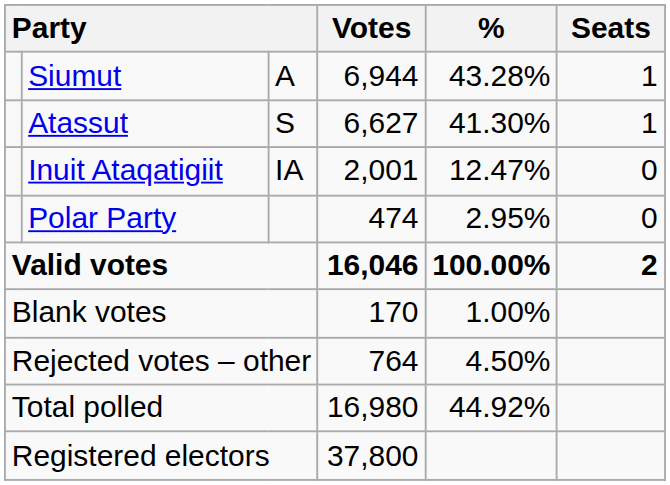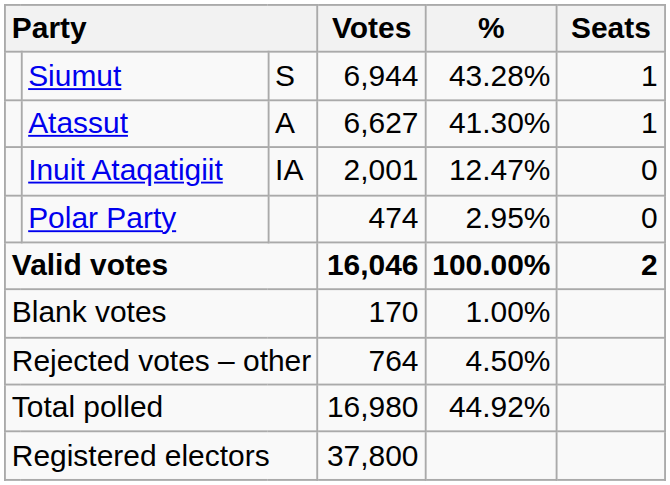(285, 75) A -> (285, 75) S
(285, 123) S -> (285, 123) A
